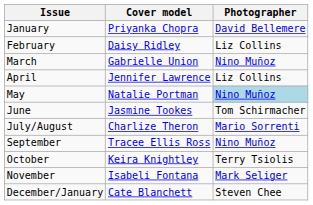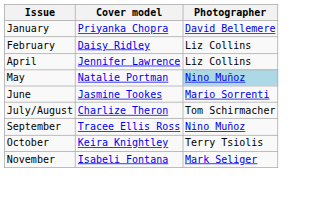- row: (22, 61)
(260, 110) Tom Schirmacher -> (227, 94) Mario Sorrenti
(257, 127) Mario Sorrenti -> (230, 110) Tom Schirmacher
- row: (55, 192)
